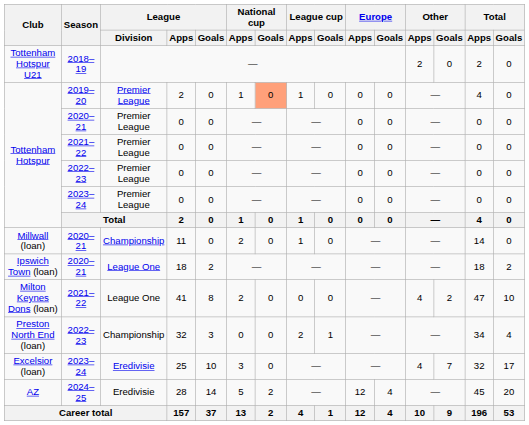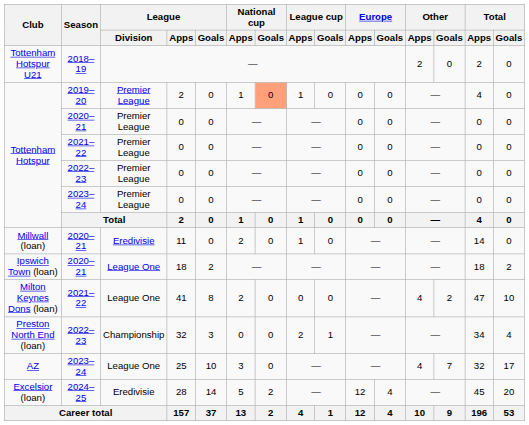(134, 240) Championship -> (134, 240) Eredivisie
(33, 366) Excelsior (loan) -> (33, 366) AZ
(134, 366) Eredivisie -> (134, 366) League One
(33, 392) AZ -> (33, 392) Excelsior (loan)
